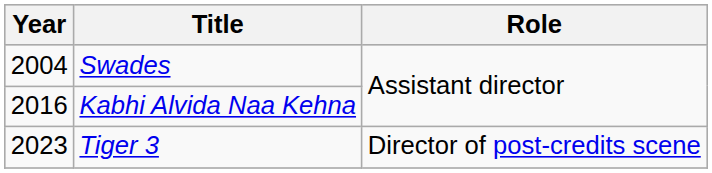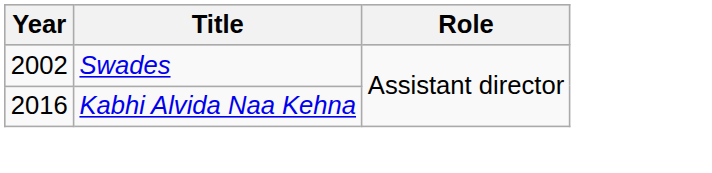(39, 65) 2004 -> (39, 65) 2002
- row: (119, 146)
